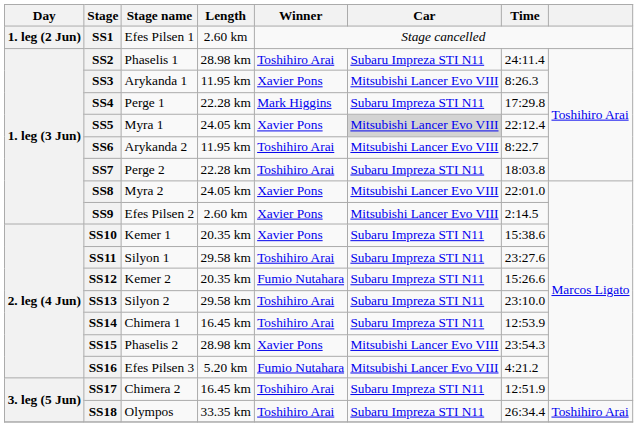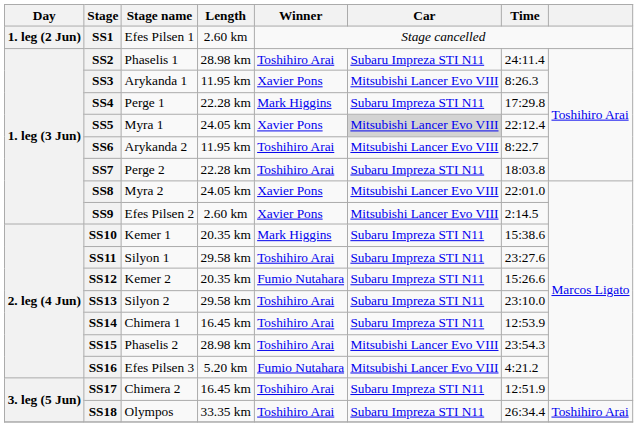(290, 234) Xavier Pons -> (294, 234) Mark Higgins
(290, 344) Xavier Pons -> (296, 344) Toshihiro Arai
